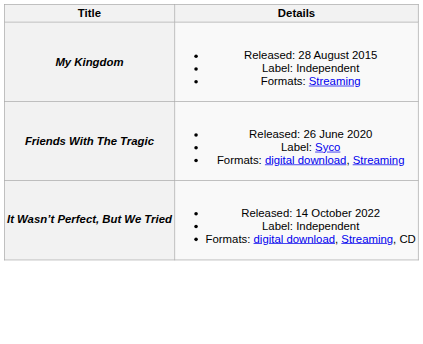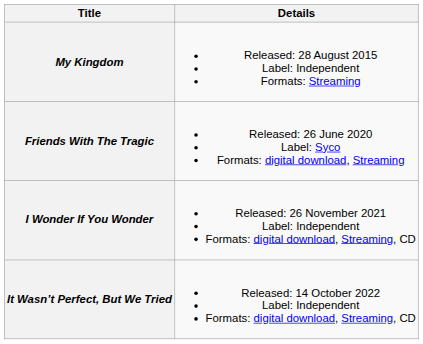+ row: (89, 220)
